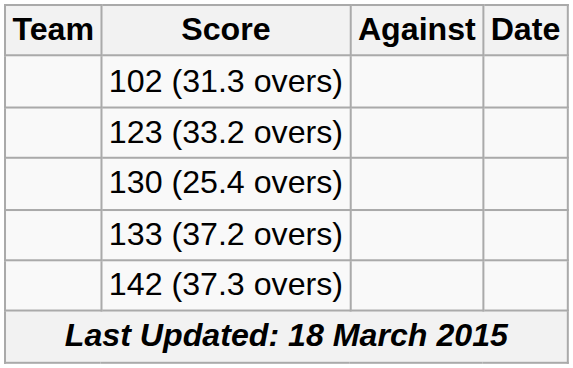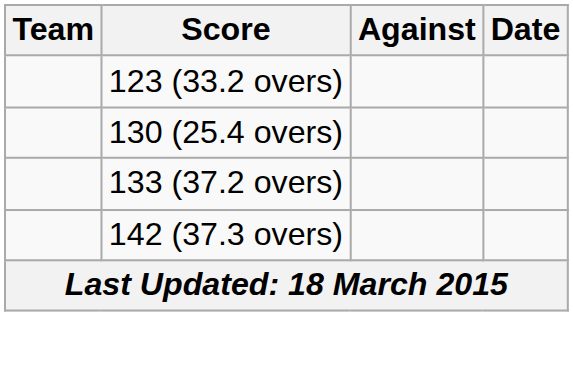- row: (226, 81)
